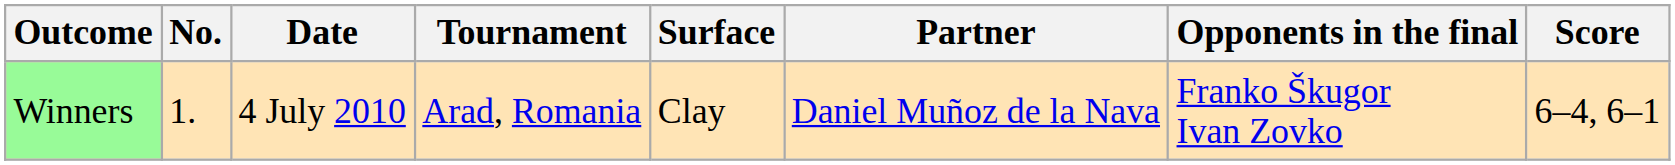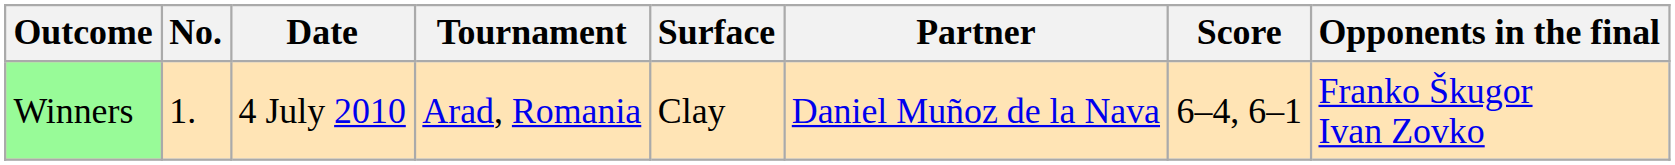columns swapped: (1347, 32) <-> (1597, 32)
